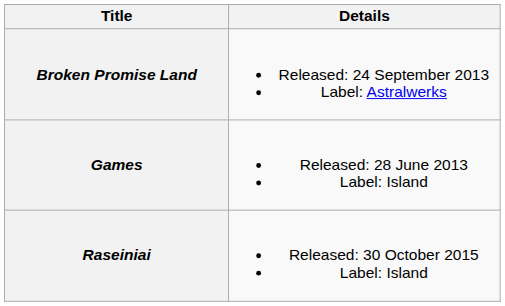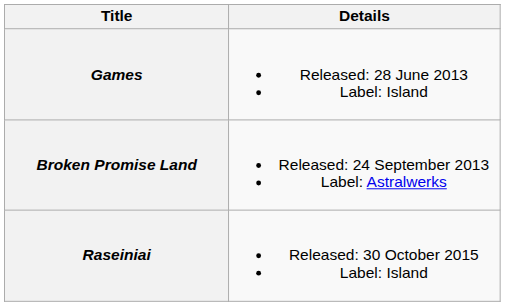rows swapped: (117, 164) <-> (117, 74)
